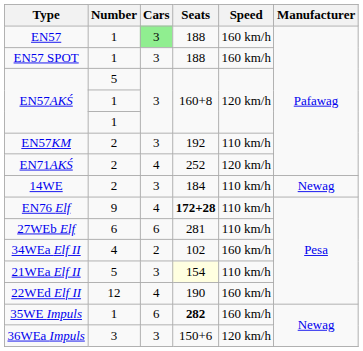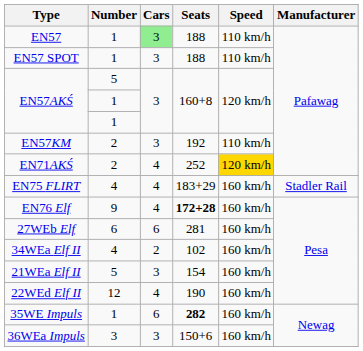(246, 36) 160 km/h -> (246, 36) 110 km/h
(246, 58) 160 km/h -> (246, 58) 110 km/h
(246, 165) no background -> (246, 165) gold background
- row: (46, 186)
+ row: (46, 186)
(246, 207) 110 km/h -> (246, 207) 160 km/h
(246, 229) 110 km/h -> (246, 229) 160 km/h
(196, 272) lightyellow background -> (196, 272) no background
(246, 272) 110 km/h -> (246, 272) 160 km/h
(246, 336) 120 km/h -> (246, 336) 160 km/h
